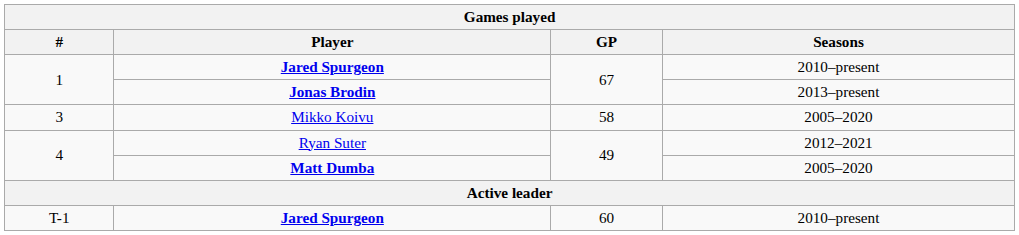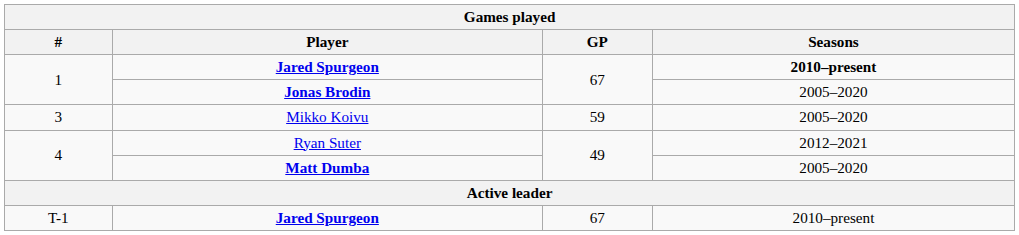(838, 67) normal -> (833, 67) bold
(838, 92) 2013–present -> (833, 92) 2005–2020
(606, 117) 58 -> (597, 117) 59
(606, 217) 60 -> (597, 217) 67
